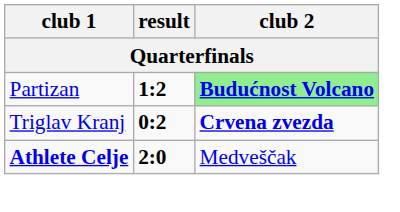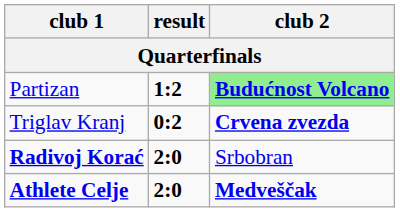+ row: (77, 156)
(248, 156) normal -> (266, 190) bold
